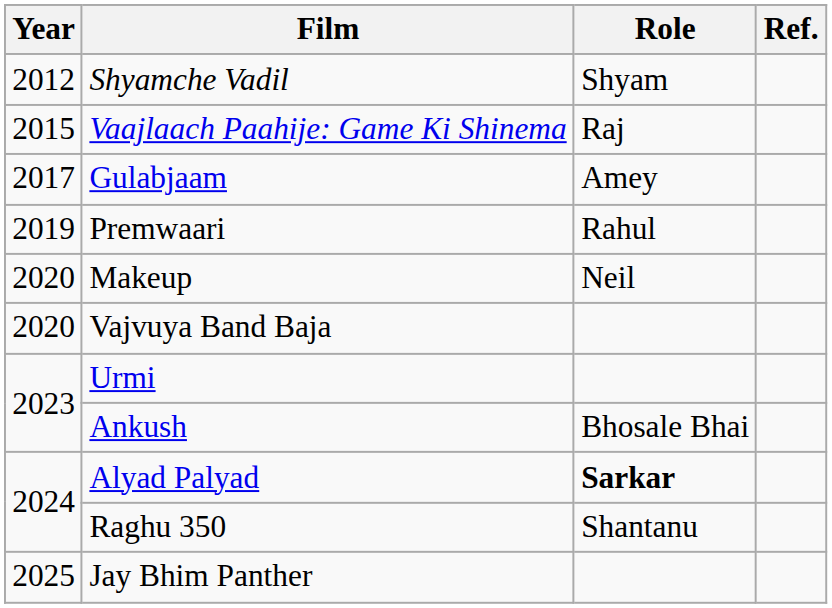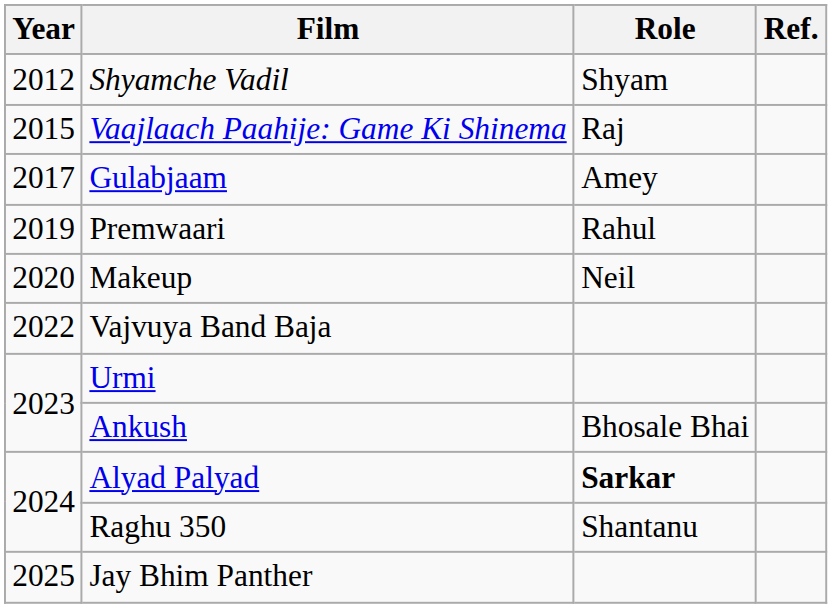(44, 327) 2020 -> (44, 327) 2022
